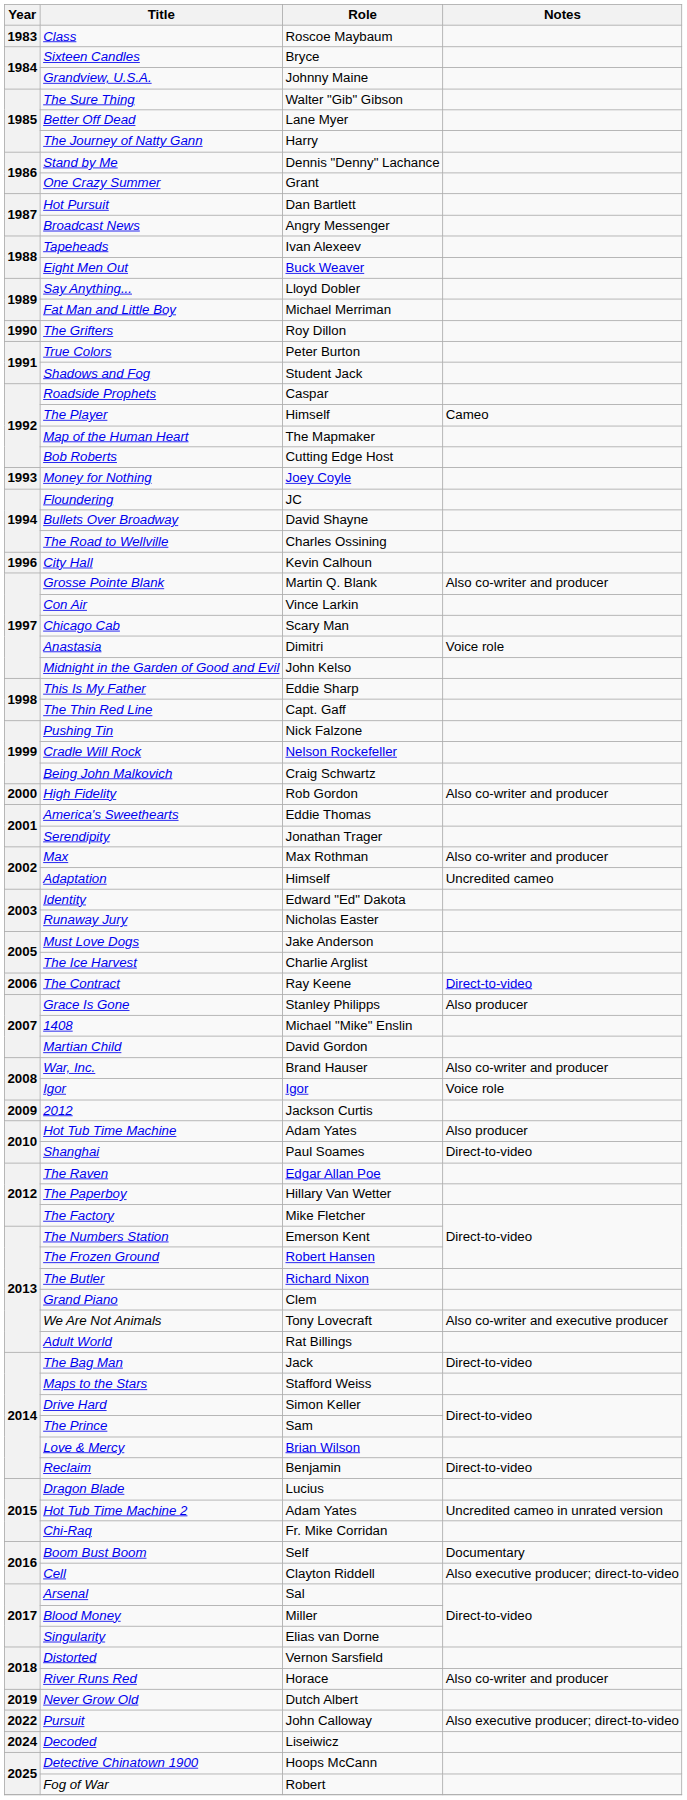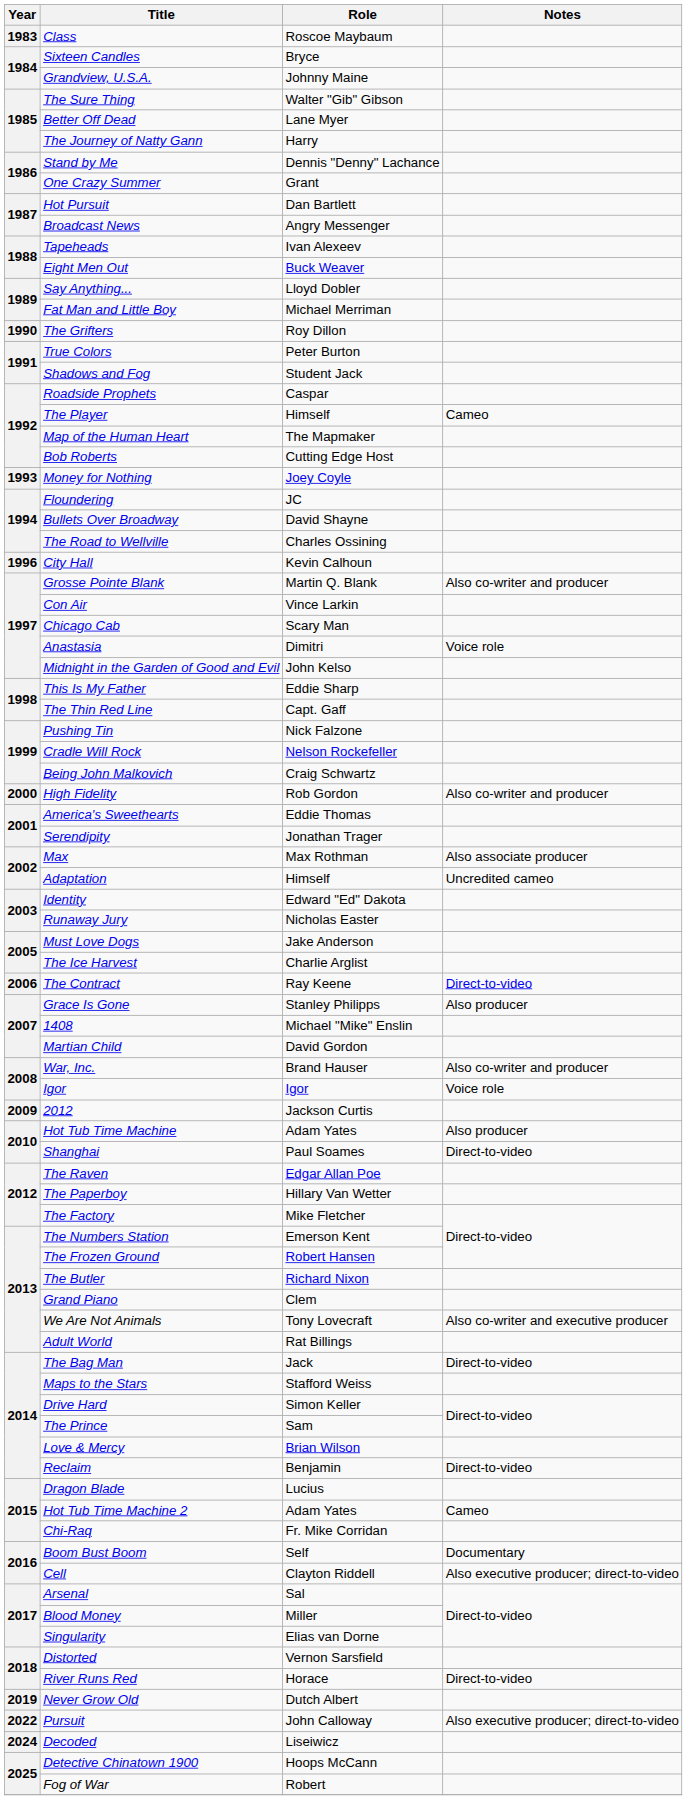(527, 857) Also co-writer and producer -> (517, 857) Also associate producer
(554, 1510) Uncredited cameo in unrated version -> (467, 1510) Cameo
(527, 1678) Also co-writer and producer -> (489, 1678) Direct-to-video
